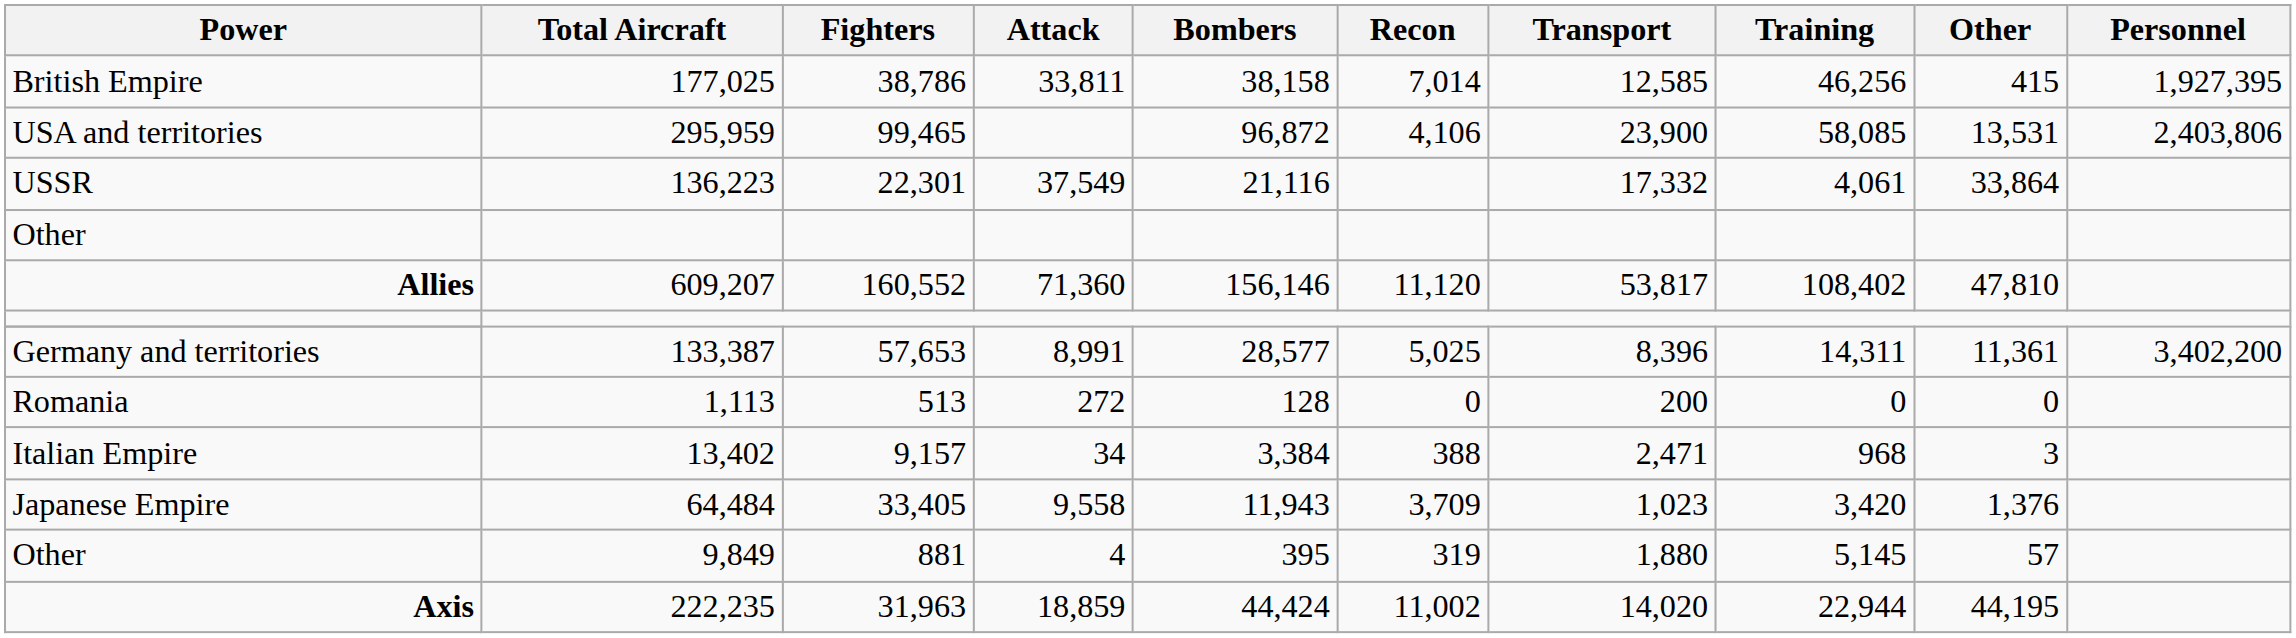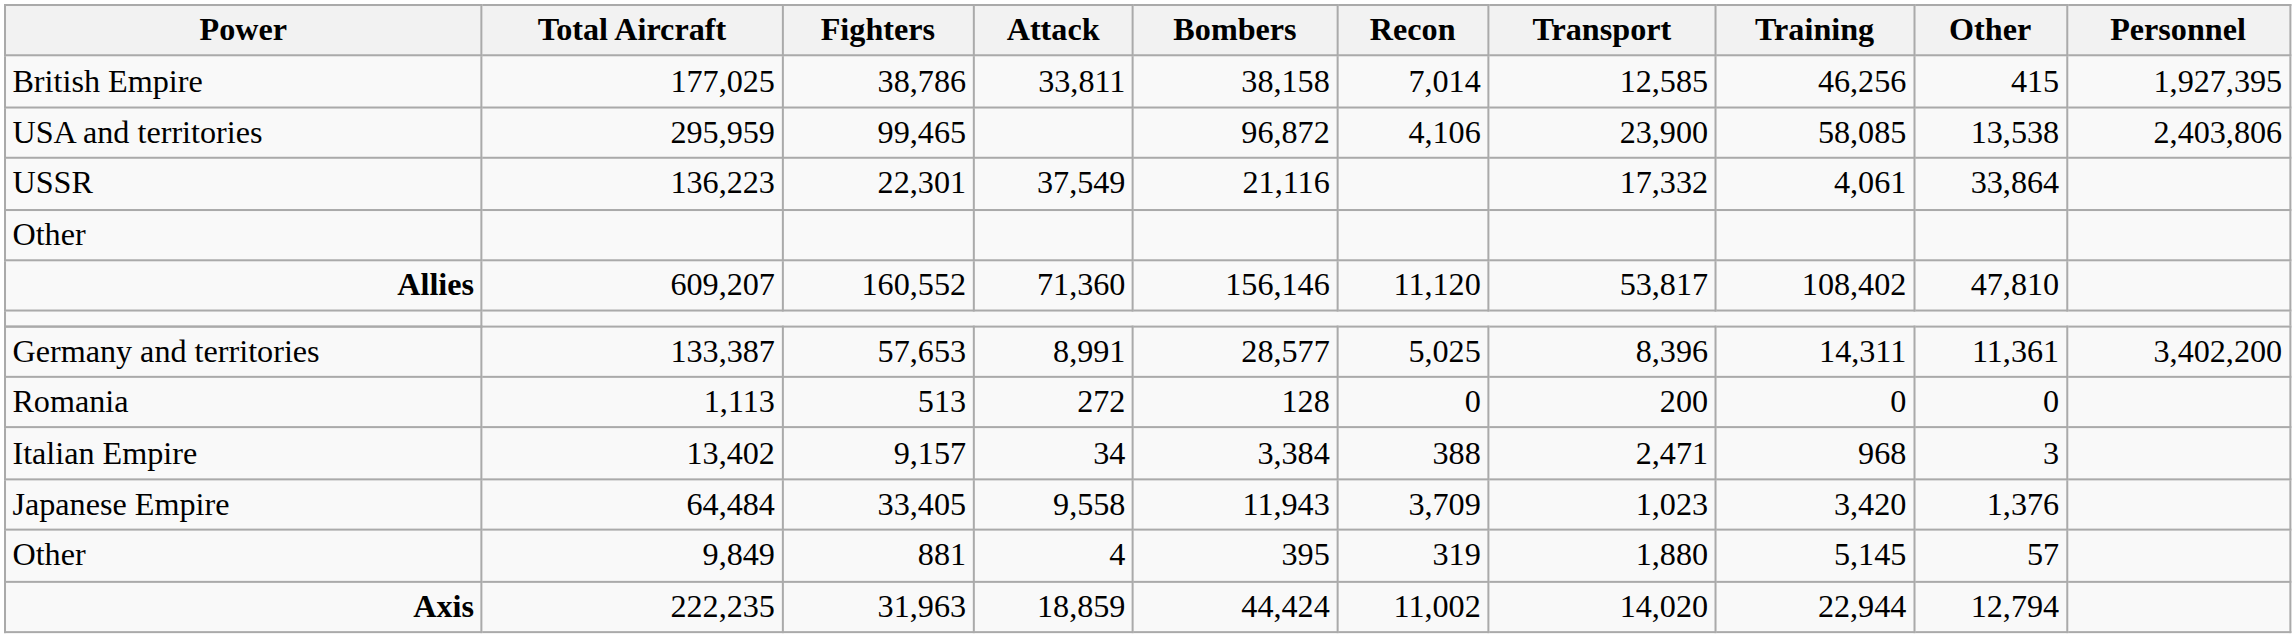(2015, 132) 13,531 -> (2015, 132) 13,538
(2015, 605) 44,195 -> (2015, 605) 12,794
